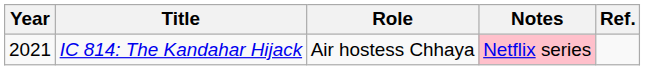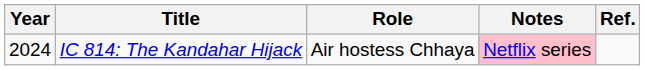(30, 49) 2021 -> (30, 49) 2024
